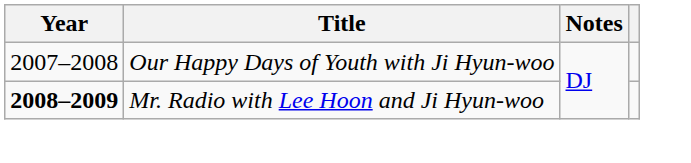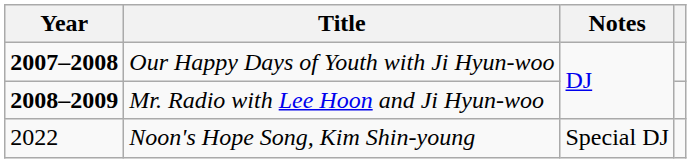(64, 61) normal -> (64, 61) bold
+ row: (302, 137)
